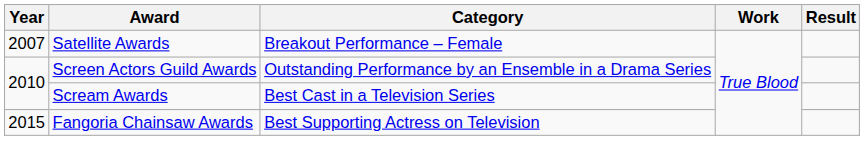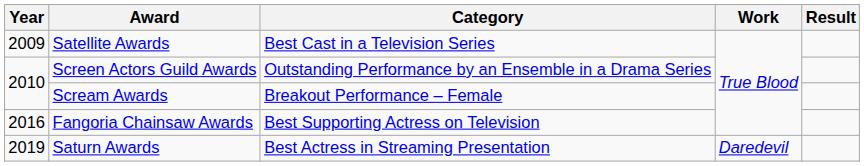(27, 43) 2007 -> (27, 43) 2009
(383, 43) Breakout Performance – Female -> (379, 43) Best Cast in a Television Series
(379, 95) Best Cast in a Television Series -> (383, 95) Breakout Performance – Female
(27, 122) 2015 -> (27, 122) 2016
+ row: (106, 148)
